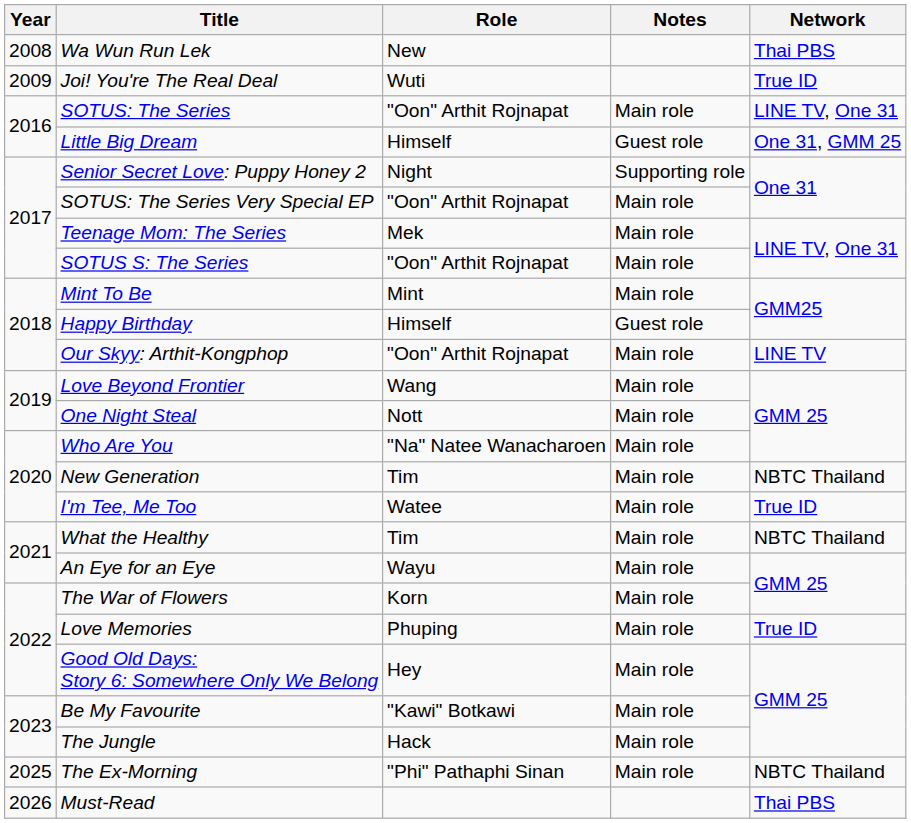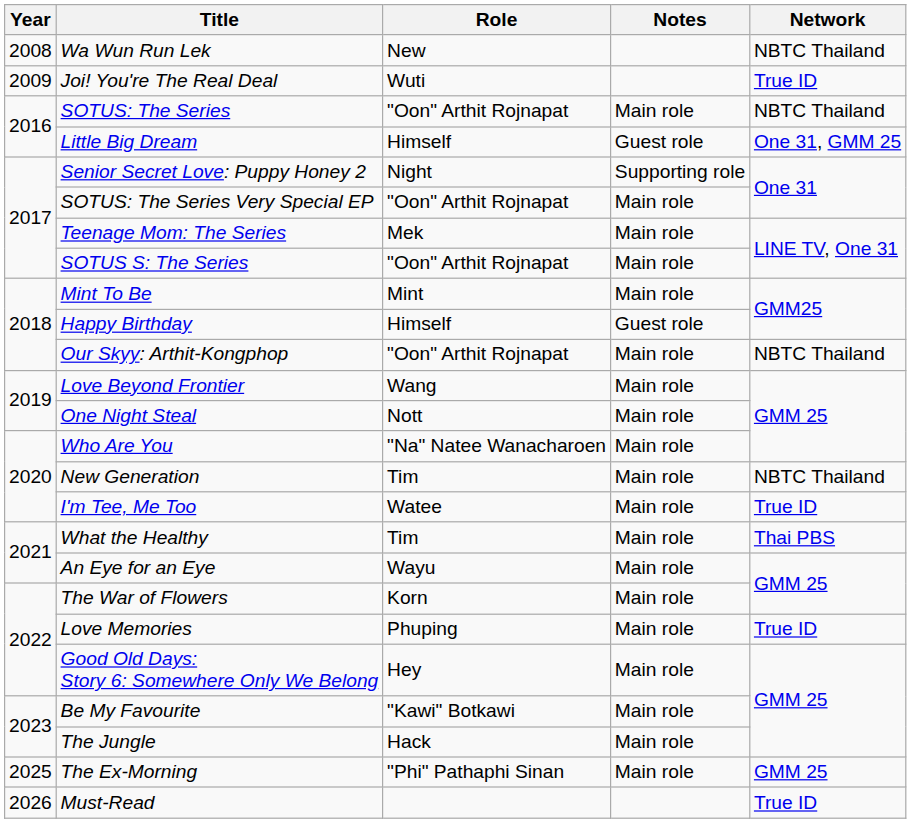(794, 50) Thai PBS -> (819, 50) NBTC Thailand
(826, 111) LINE TV, One 31 -> (819, 111) NBTC Thailand
(790, 354) LINE TV -> (819, 354) NBTC Thailand
(819, 537) NBTC Thailand -> (794, 537) Thai PBS
(819, 772) NBTC Thailand -> (791, 772) GMM 25
(794, 802) Thai PBS -> (786, 802) True ID
